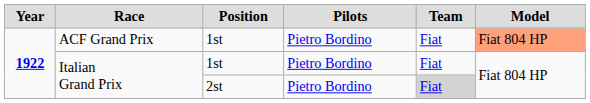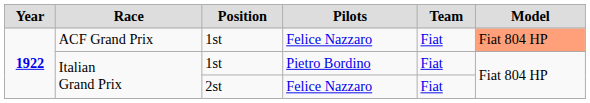(329, 40) Pietro Bordino -> (329, 40) Felice Nazzaro
(329, 87) Pietro Bordino -> (329, 87) Felice Nazzaro
(431, 87) lightgrey background -> (432, 87) no background
